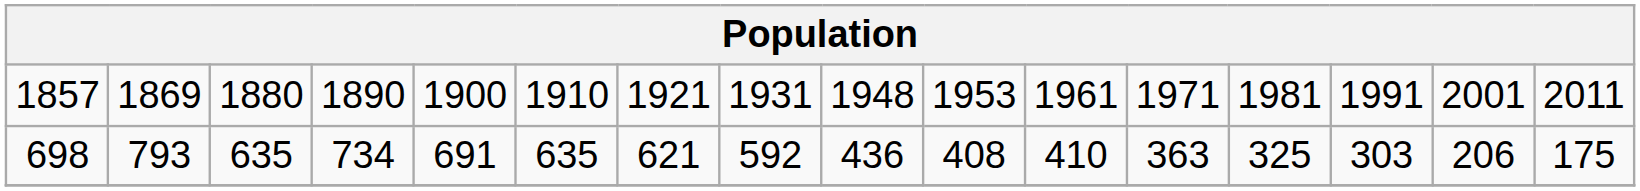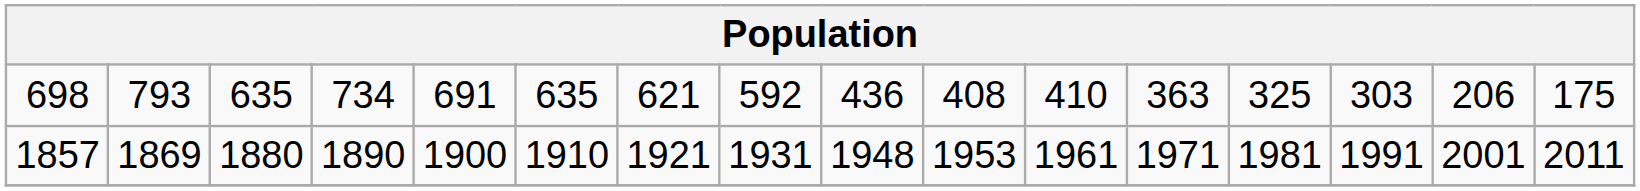rows swapped: (58, 94) <-> (58, 154)
